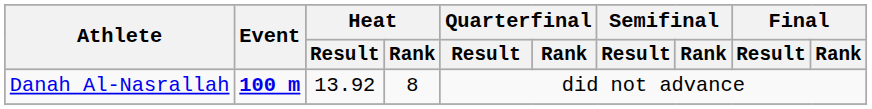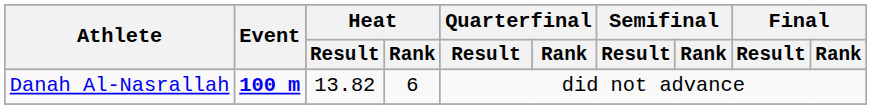(345, 86) 13.92 -> (345, 86) 13.82
(412, 86) 8 -> (412, 86) 6
